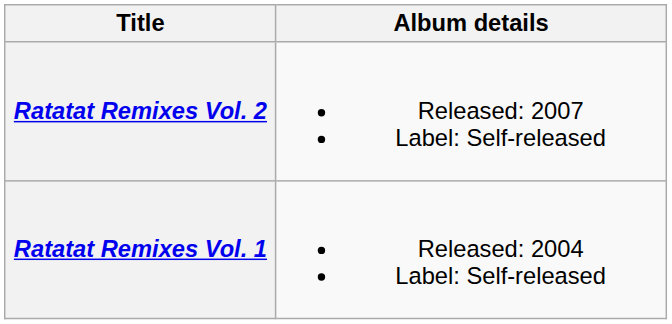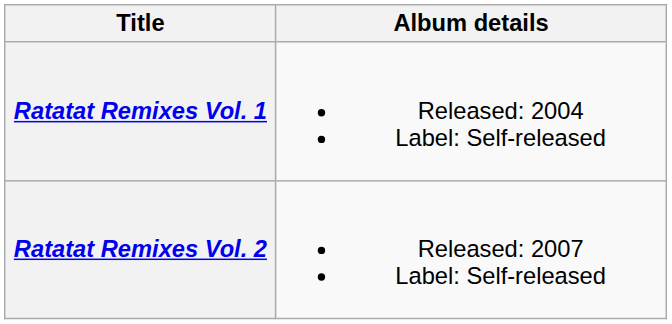rows swapped: (140, 249) <-> (140, 111)
